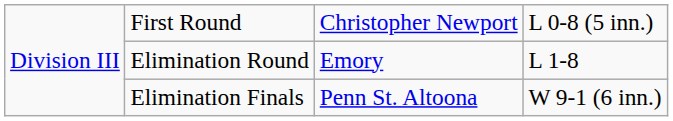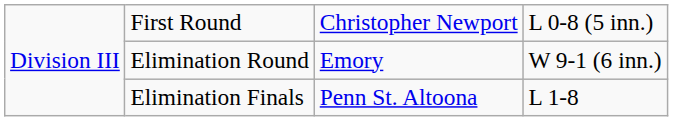(554, 60) L 1-8 -> (595, 60) W 9-1 (6 inn.)
(595, 97) W 9-1 (6 inn.) -> (554, 97) L 1-8
